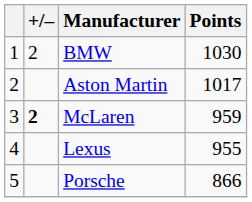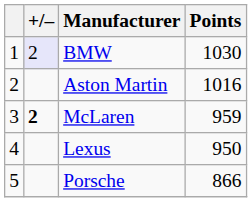(33, 52) no background -> (33, 52) lavender background
(222, 84) 1017 -> (222, 84) 1016
(227, 149) 955 -> (227, 149) 950
